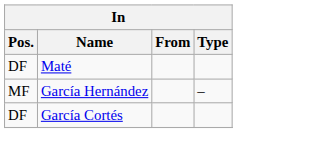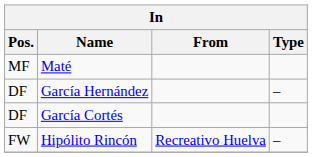(17, 66) DF -> (19, 66) MF
(19, 90) MF -> (17, 90) DF
+ row: (89, 139)
